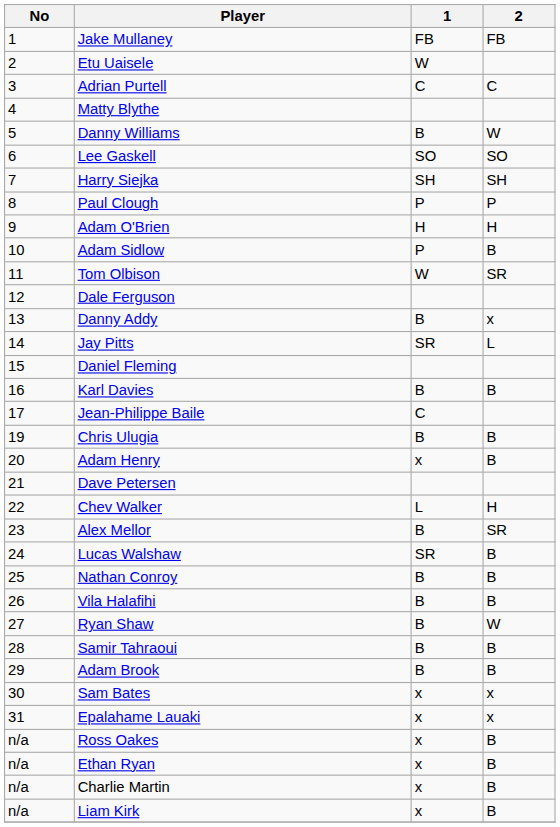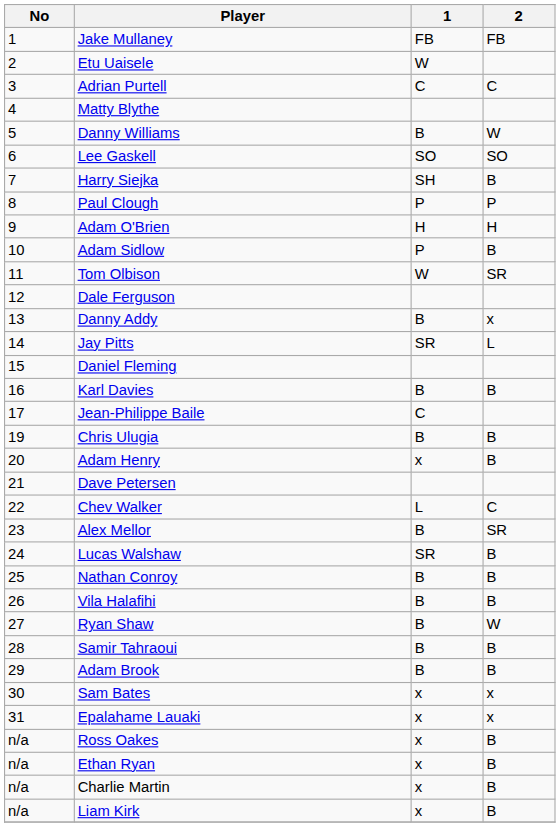(497, 179) SH -> (491, 179) B
(492, 507) H -> (492, 507) C
